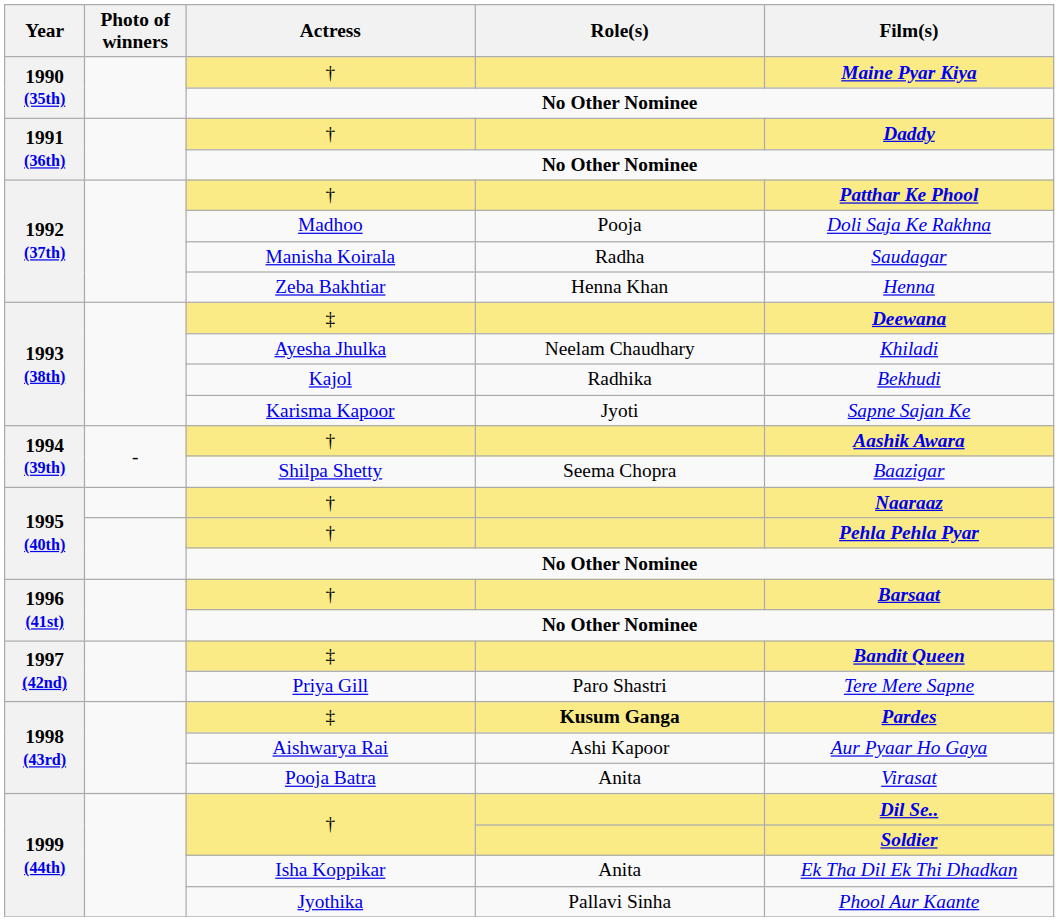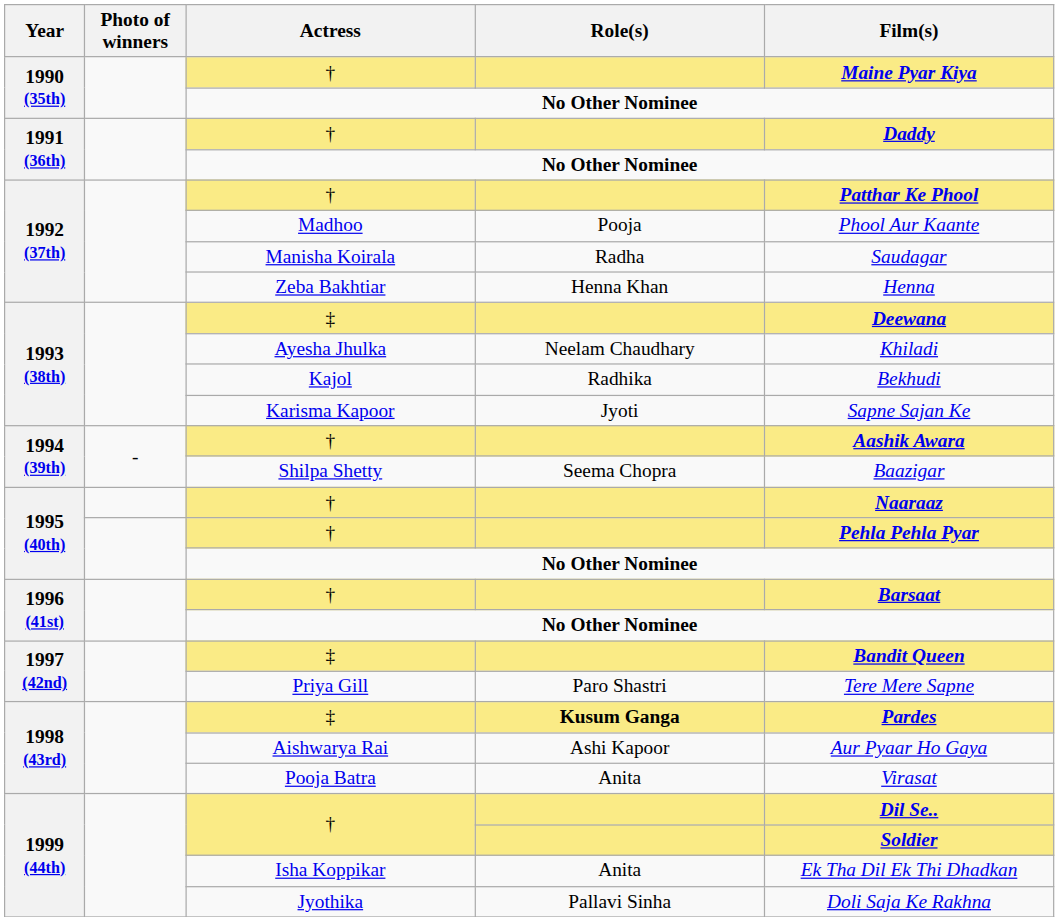(909, 225) Doli Saja Ke Rakhna -> (909, 225) Phool Aur Kaante
(909, 901) Phool Aur Kaante -> (909, 901) Doli Saja Ke Rakhna
